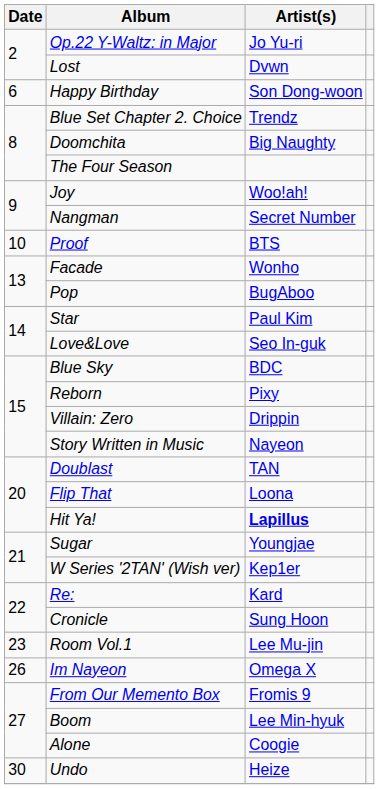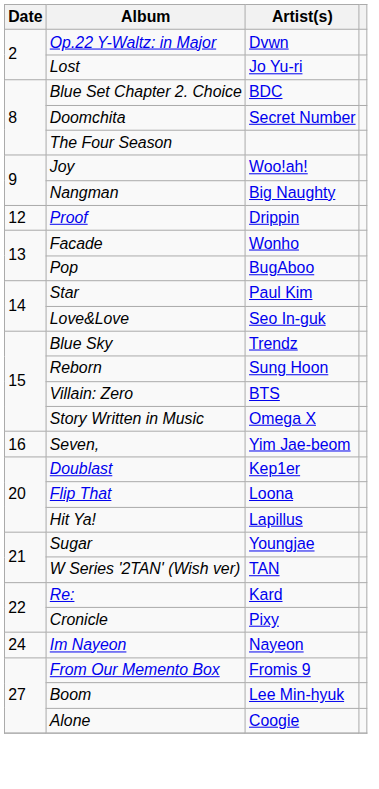(276, 42) Jo Yu-ri -> (269, 42) Dvwn
(269, 67) Dvwn -> (276, 67) Jo Yu-ri
- row: (104, 92)
(273, 117) Trendz -> (266, 92) BDC
(292, 142) Big Naughty -> (302, 117) Secret Number
(302, 218) Secret Number -> (292, 192) Big Naughty
(17, 243) 10 -> (17, 218) 12
(264, 243) BTS -> (274, 218) Drippin
(266, 368) BDC -> (273, 343) Trendz
(264, 393) Pixy -> (289, 368) Sung Hoon
(274, 419) Drippin -> (264, 393) BTS
(276, 444) Nayeon -> (282, 419) Omega X
+ row: (74, 444)
(264, 469) TAN -> (275, 469) Kep1er
(279, 519) bold -> (276, 519) normal
(275, 569) Kep1er -> (264, 569) TAN
(289, 619) Sung Hoon -> (264, 619) Pixy
- row: (91, 645)
(17, 670) 26 -> (17, 645) 24
(282, 670) Omega X -> (276, 645) Nayeon
- row: (69, 770)
